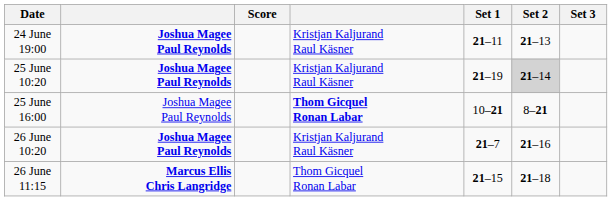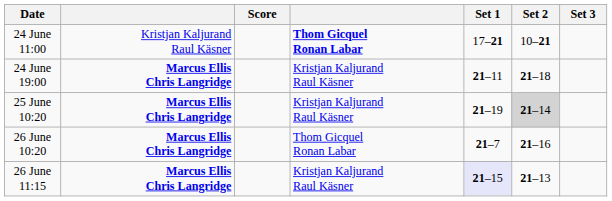+ row: (32, 41)
(194, 41) Joshua Magee Paul Reynolds -> (189, 76) Marcus Ellis Chris Langridge
(535, 41) 21–13 -> (535, 76) 21–18
(194, 76) Joshua Magee Paul Reynolds -> (189, 110) Marcus Ellis Chris Langridge
- row: (32, 110)
(194, 144) Joshua Magee Paul Reynolds -> (189, 144) Marcus Ellis Chris Langridge
(338, 144) Kristjan Kaljurand Raul Käsner -> (328, 144) Thom Gicquel Ronan Labar
(328, 178) Thom Gicquel Ronan Labar -> (338, 178) Kristjan Kaljurand Raul Käsner
(488, 178) no background -> (488, 178) lavender background
(535, 178) 21–18 -> (535, 178) 21–13
